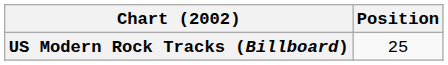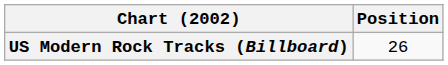(398, 47) 25 -> (398, 47) 26
